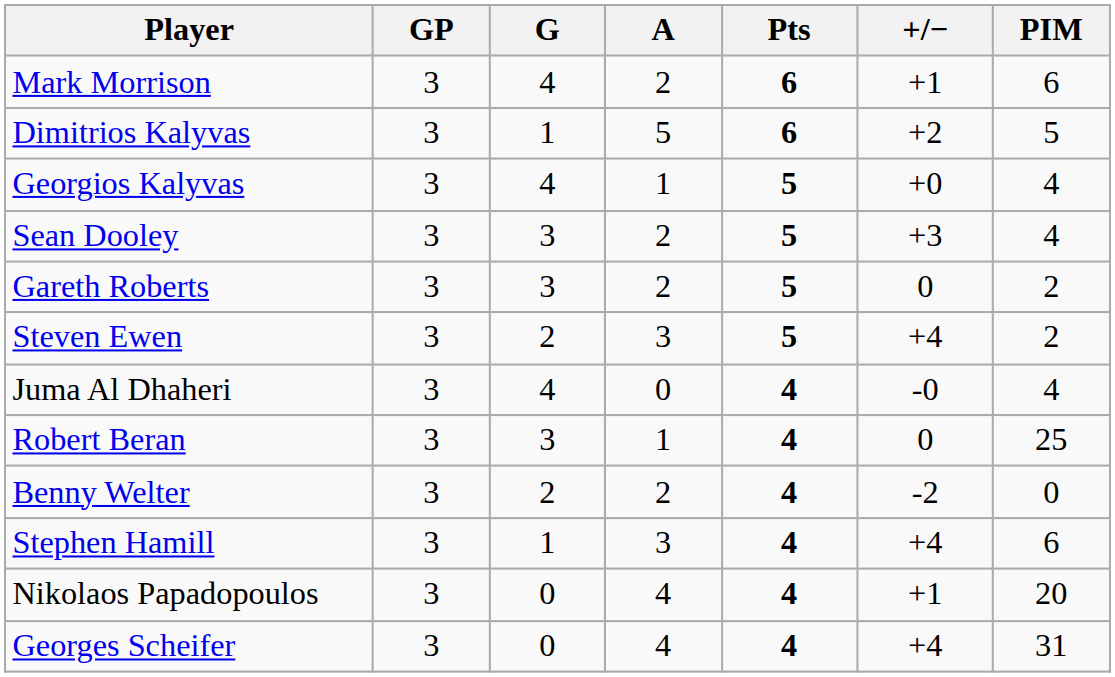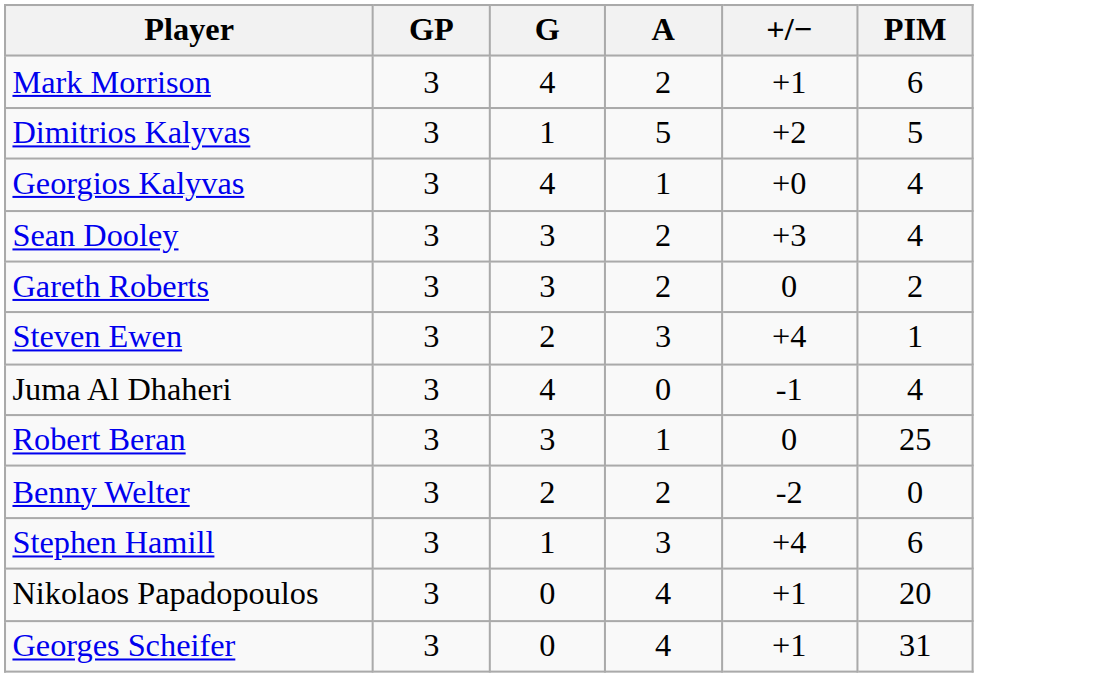- column: (789, 30)
(1051, 337) 2 -> (915, 337) 1
(925, 388) -0 -> (789, 388) -1
(925, 645) +4 -> (789, 645) +1
